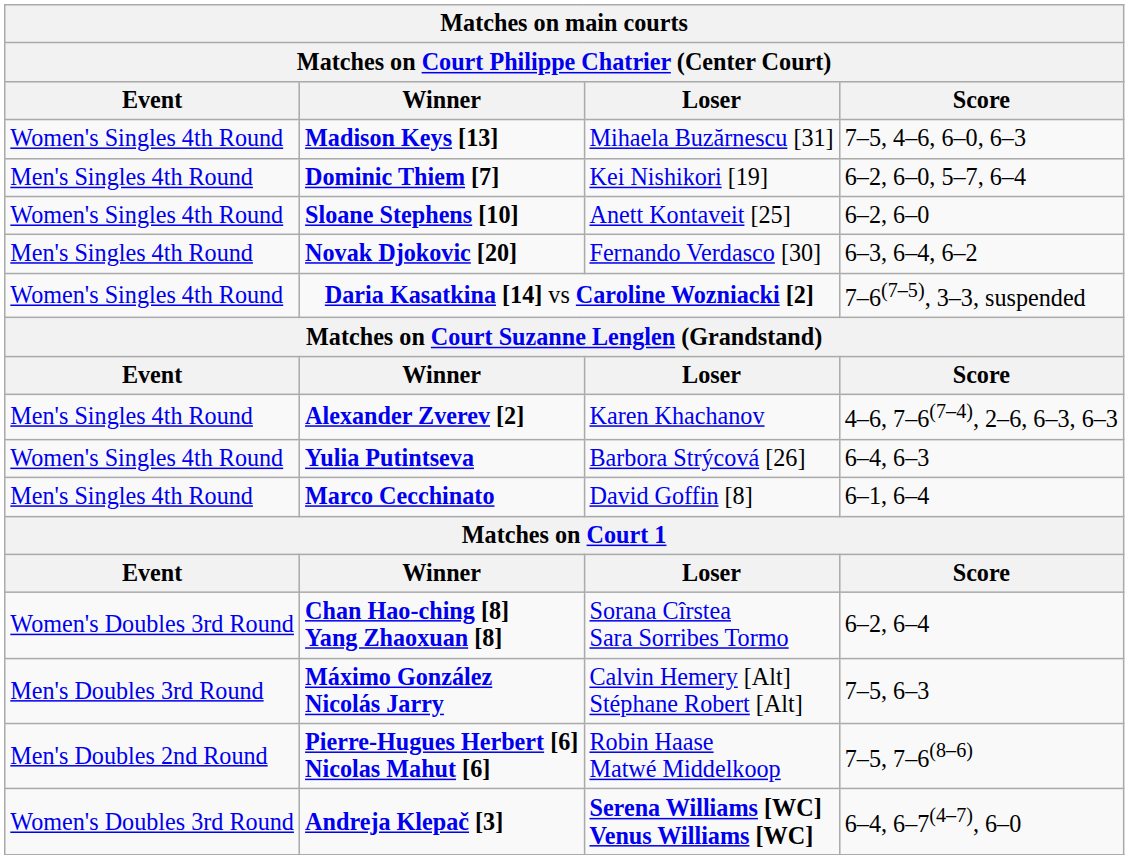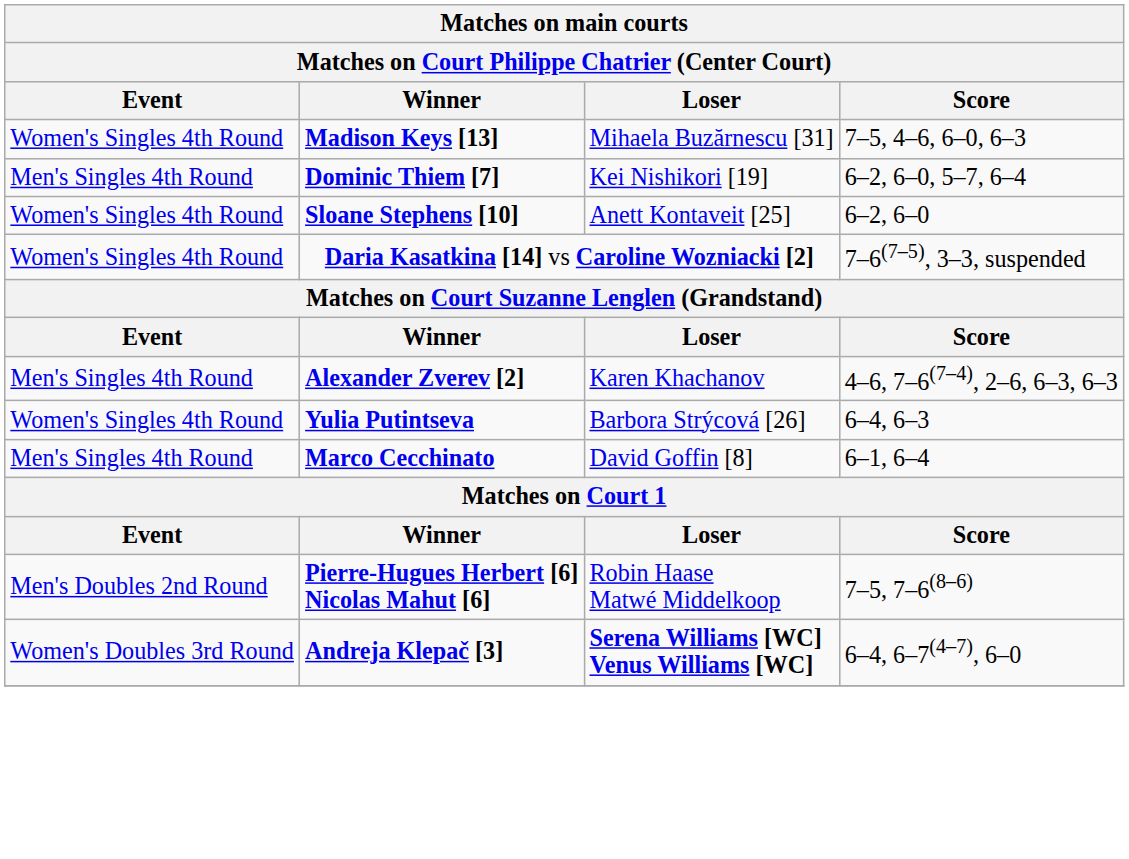- row: (411, 253)
- row: (407, 625)
- row: (399, 690)
